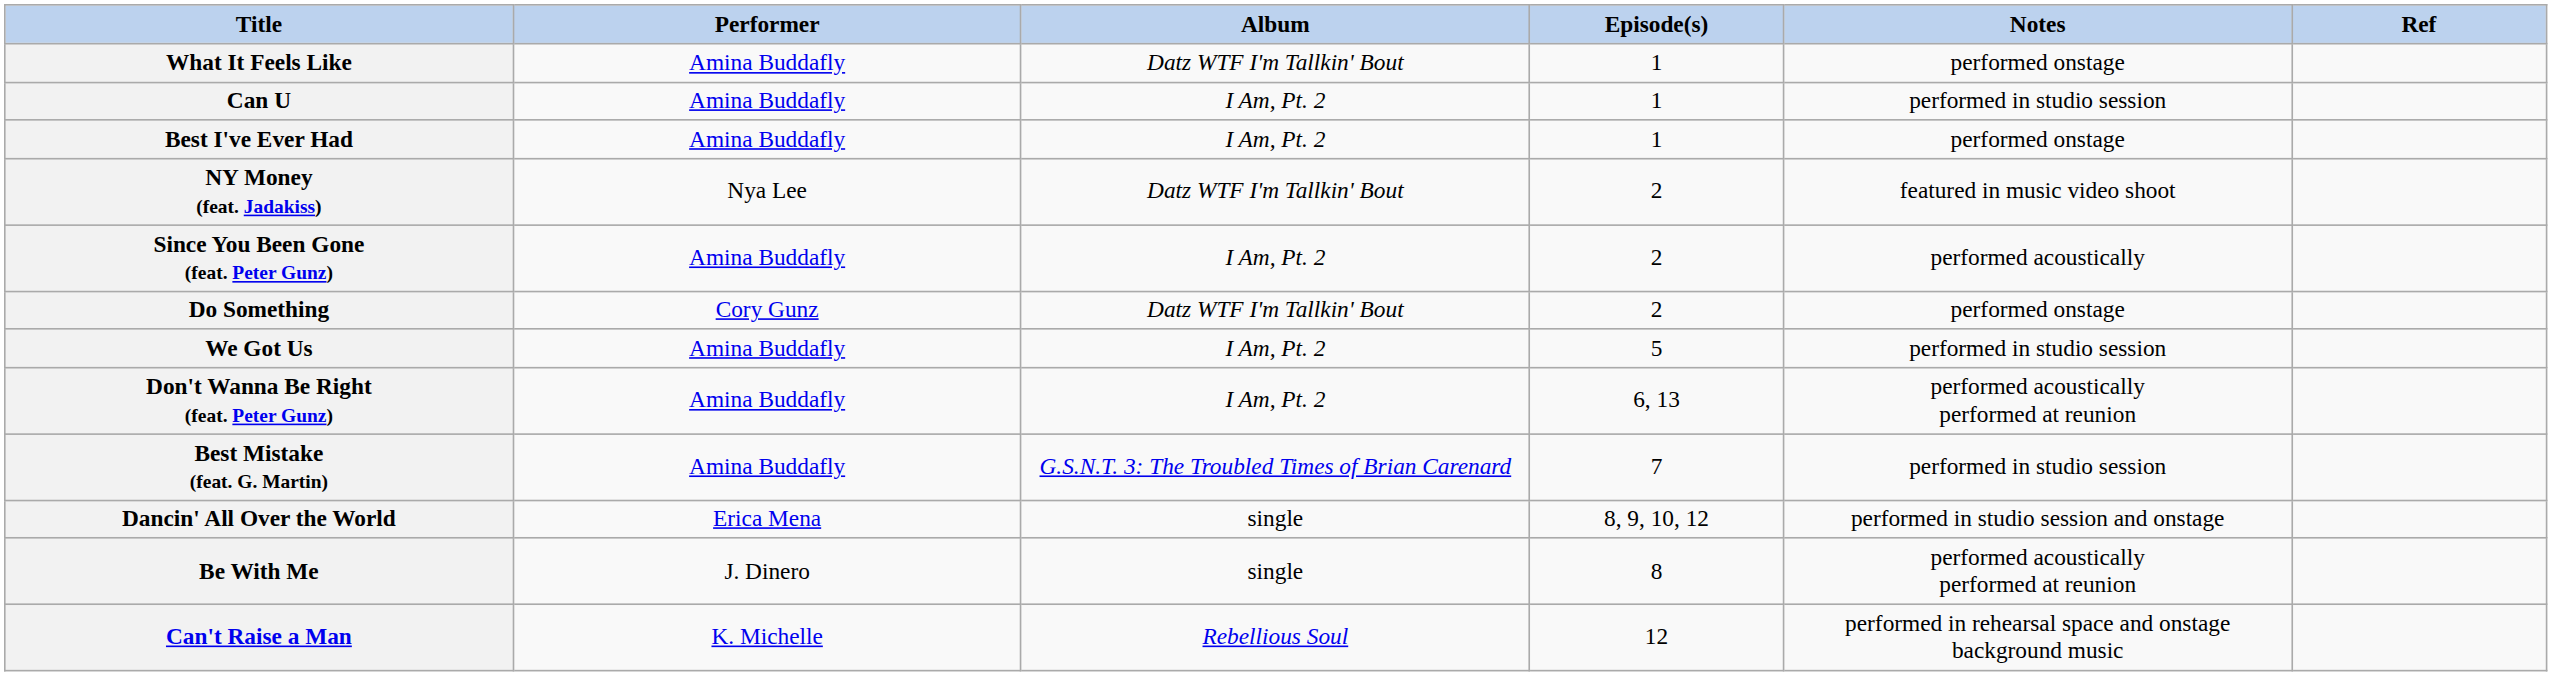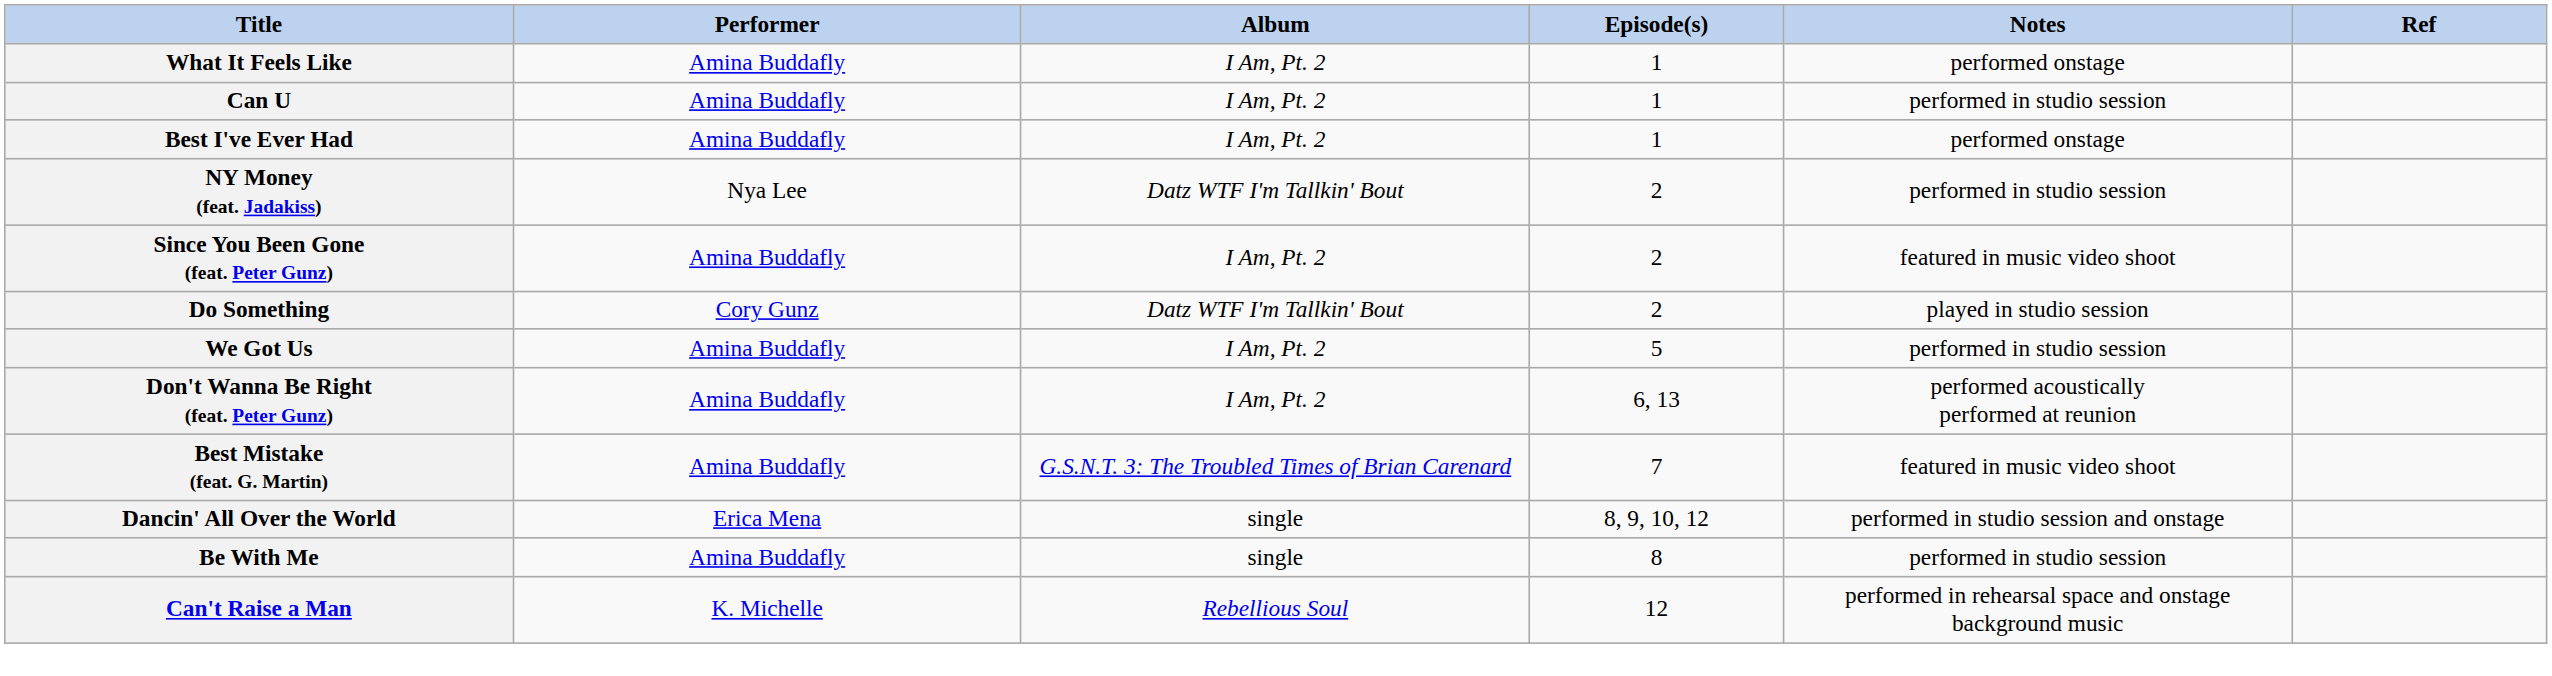(1275, 62) Datz WTF I'm Tallkin' Bout -> (1275, 62) I Am, Pt. 2
(2038, 191) featured in music video shoot -> (2038, 191) performed in studio session
(2038, 257) performed acoustically -> (2038, 257) featured in music video shoot
(2038, 310) performed onstage -> (2038, 310) played in studio session
(2038, 466) performed in studio session -> (2038, 466) featured in music video shoot
(767, 571) J. Dinero -> (767, 557) Amina Buddafly
(2038, 571) performed acoustically performed at reunion -> (2038, 557) performed in studio session
